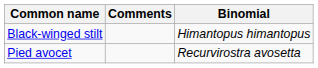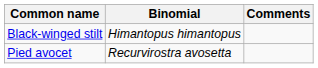columns swapped: (244, 14) <-> (140, 14)
